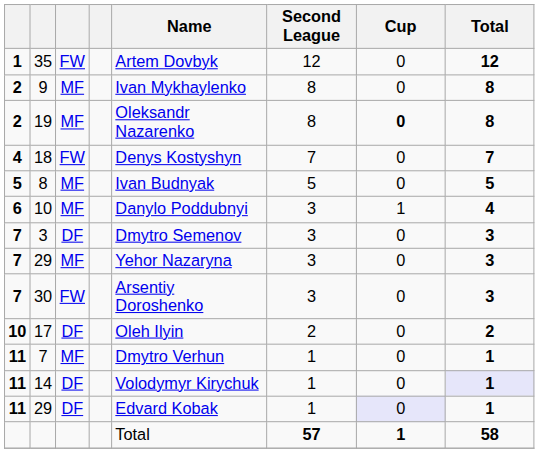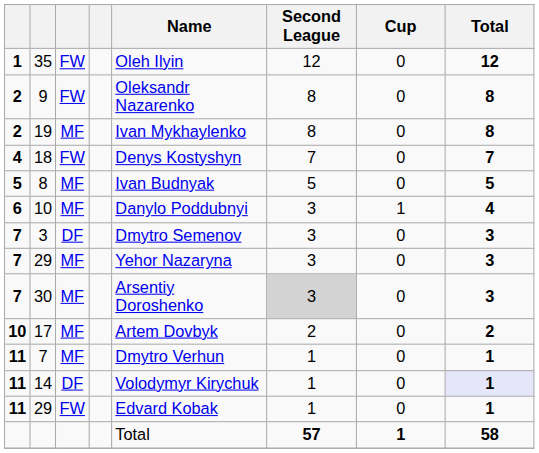(167, 61) Artem Dovbyk -> (149, 61) Oleh Ilyin
(72, 87) MF -> (72, 96) FW
(181, 87) Ivan Mykhaylenko -> (155, 96) Oleksandr Nazarenko
(155, 122) Oleksandr Nazarenko -> (181, 131) Ivan Mykhaylenko
(401, 122) bold -> (401, 131) normal
(72, 296) FW -> (72, 296) MF
(312, 296) no background -> (312, 296) lightgrey background
(72, 331) DF -> (72, 331) MF
(149, 331) Oleh Ilyin -> (167, 331) Artem Dovbyk
(72, 408) DF -> (72, 408) FW
(401, 408) lavender background -> (401, 408) no background
